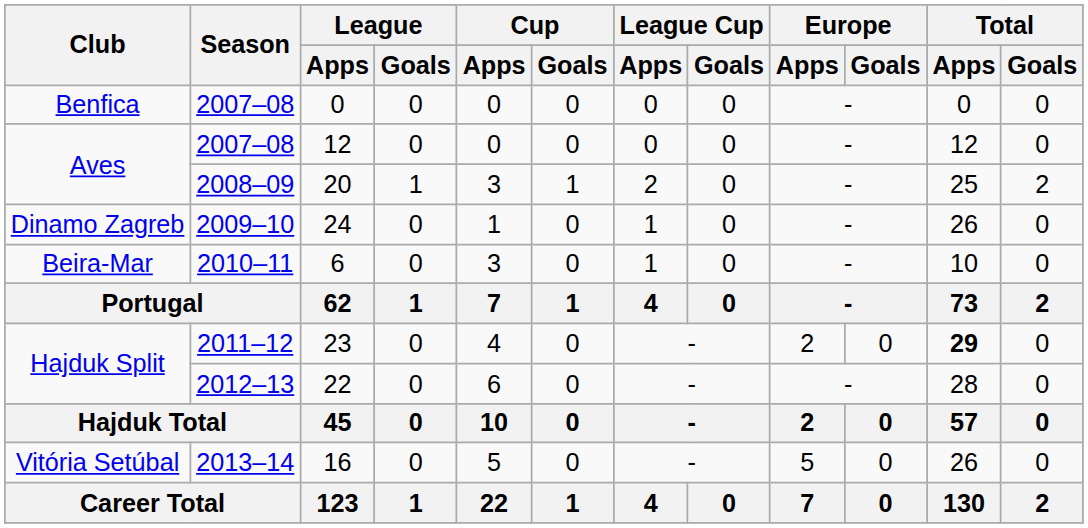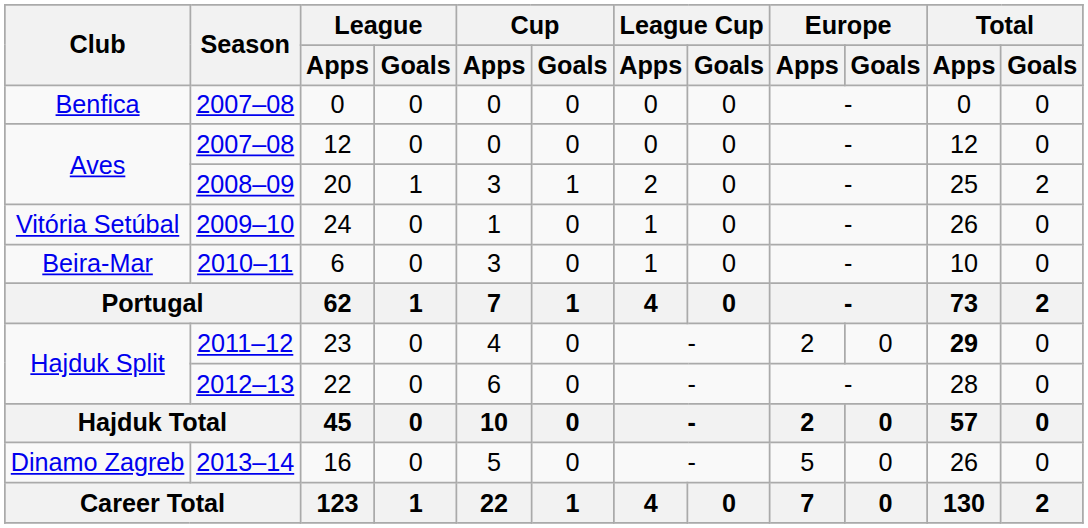(98, 224) Dinamo Zagreb -> (98, 224) Vitória Setúbal
(98, 463) Vitória Setúbal -> (98, 463) Dinamo Zagreb
